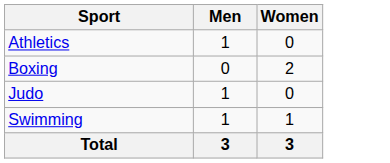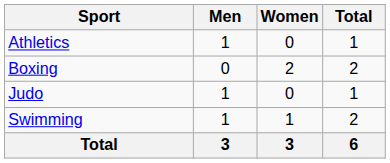+ column: (354, 17)
